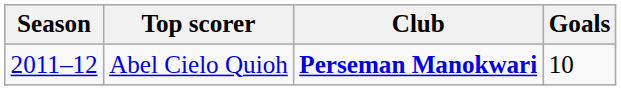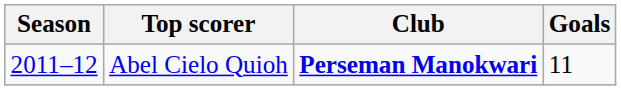(561, 64) 10 -> (561, 64) 11
